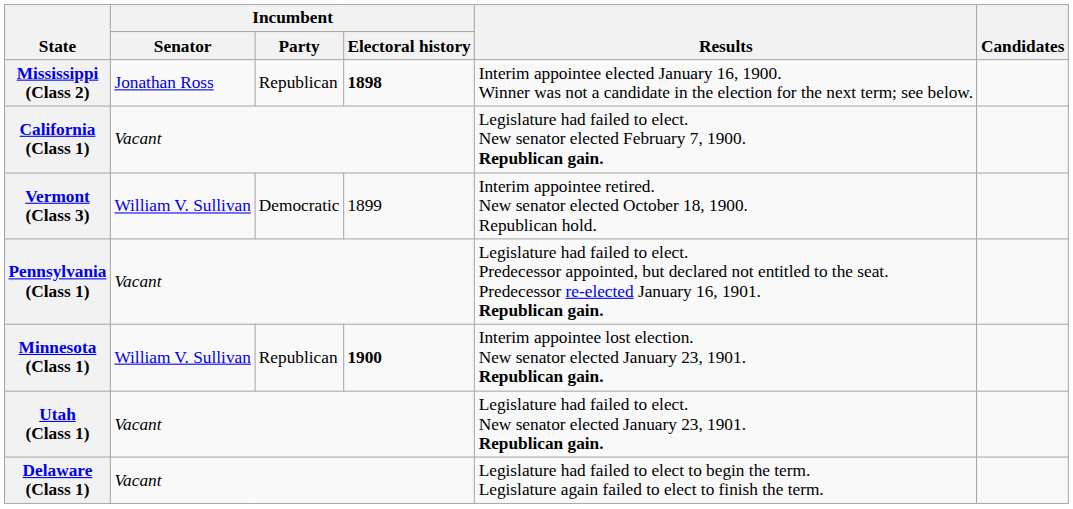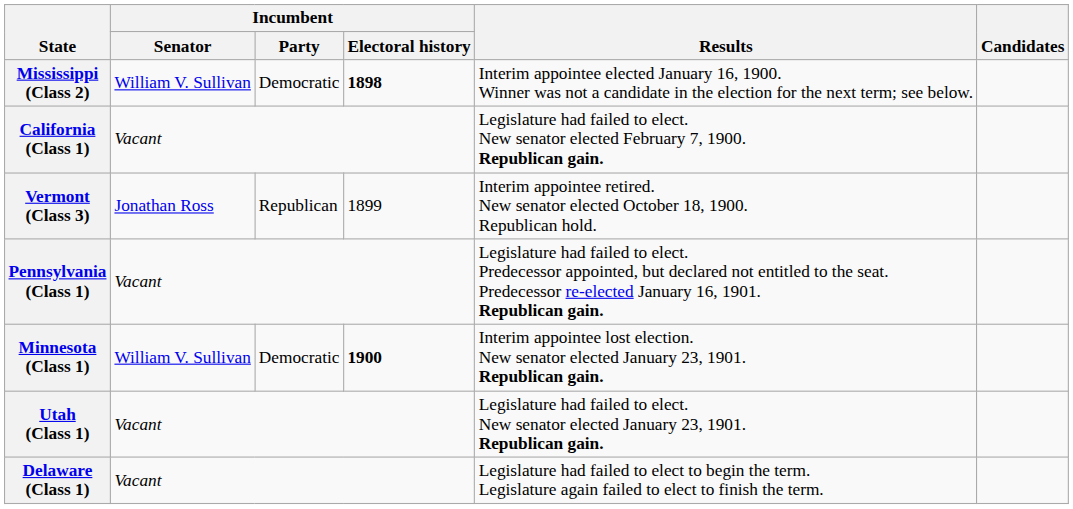(164, 82) Jonathan Ross -> (183, 82) William V. Sullivan
(298, 82) Republican -> (299, 82) Democratic
(183, 205) William V. Sullivan -> (164, 205) Jonathan Ross
(299, 205) Democratic -> (298, 205) Republican
(298, 357) Republican -> (299, 357) Democratic
